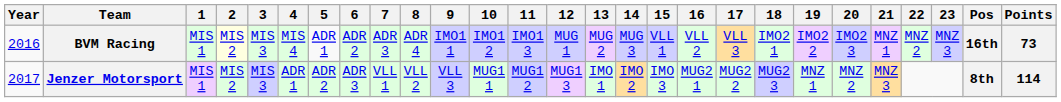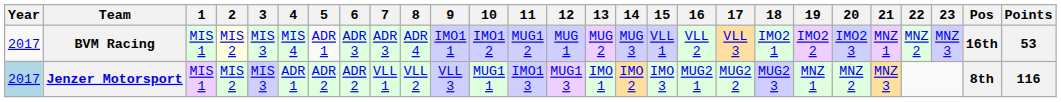(24, 44) 2016 -> (24, 44) 2017
(355, 44) ADR 2 -> (355, 44) ADR 3
(528, 44) IMO1 3 -> (528, 44) MUG1 2
(1028, 44) 73 -> (1028, 44) 53
(24, 79) no background -> (24, 79) lightblue background
(355, 79) ADR 3 -> (355, 79) ADR 2
(528, 79) MUG1 2 -> (528, 79) IMO1 3
(1028, 79) 114 -> (1028, 79) 116
